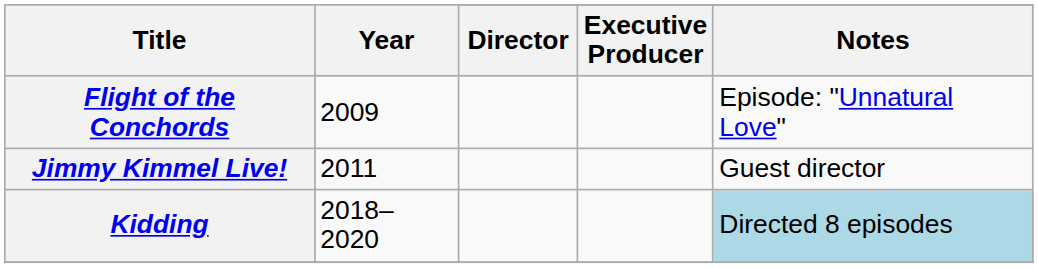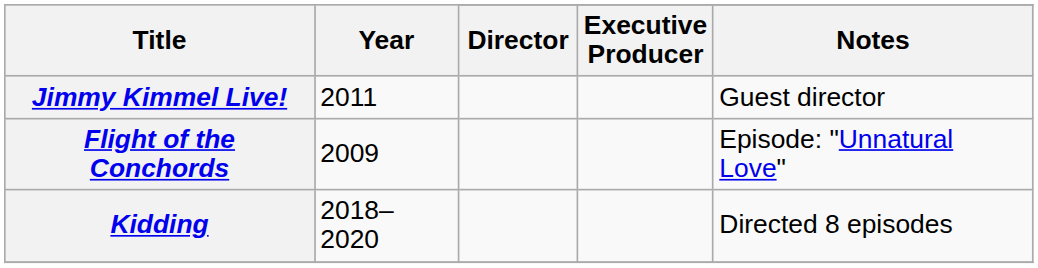rows swapped: (160, 111) <-> (160, 168)
(836, 225) lightblue background -> (836, 225) no background
